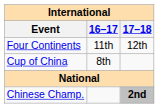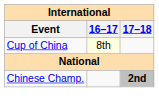- row: (44, 45)
(103, 62) no background -> (103, 45) lightyellow background
